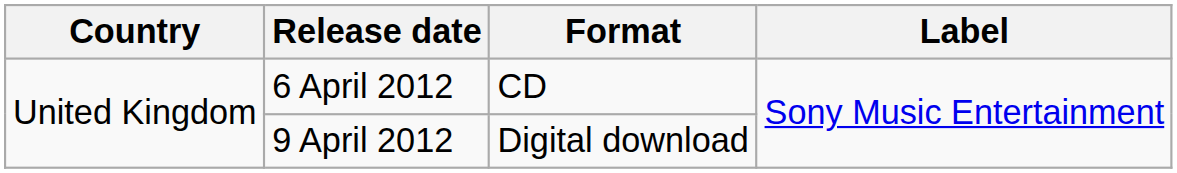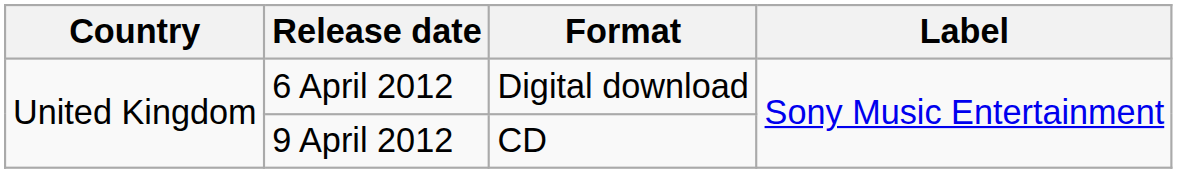(522, 85) CD -> (623, 85) Digital download
(623, 140) Digital download -> (522, 140) CD
